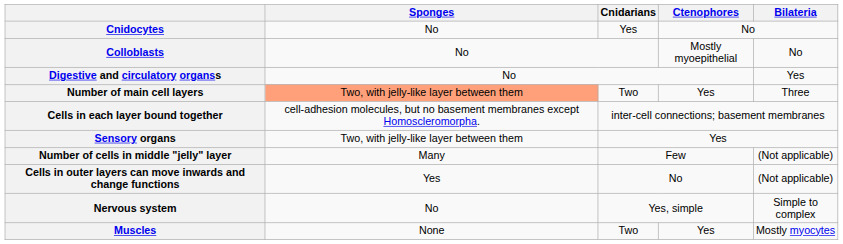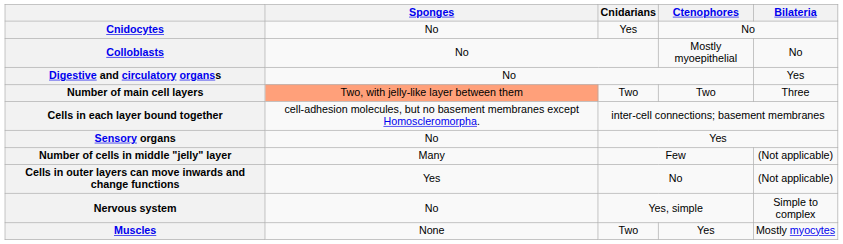(706, 93) Yes -> (706, 93) Two
(432, 139) Two, with jelly-like layer between them -> (432, 139) No
